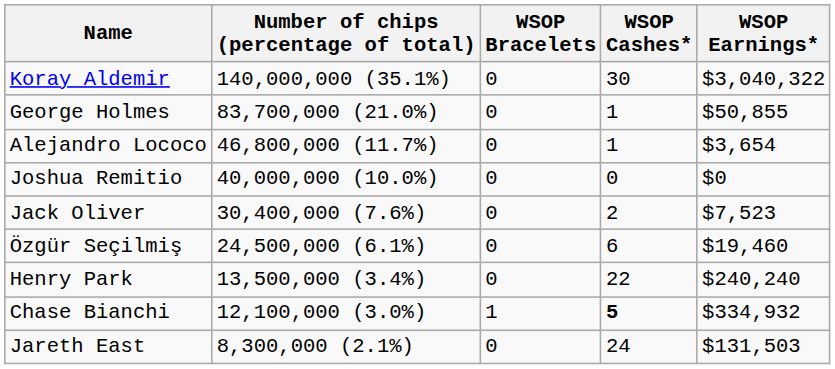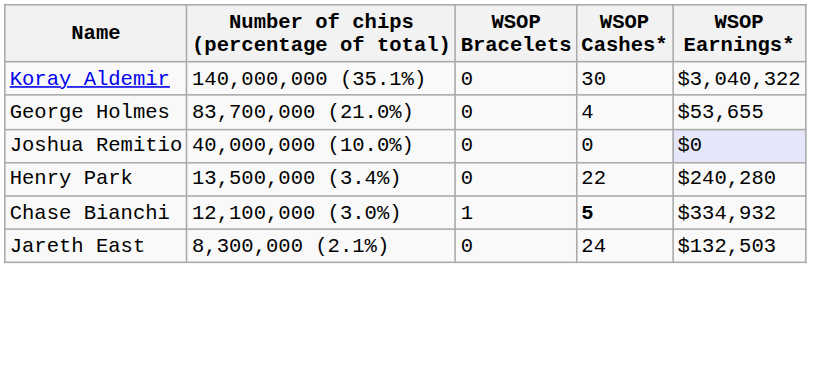(612, 112) 1 -> (588, 112) 4
(745, 112) $50,855 -> (721, 112) $53,655
- row: (108, 146)
(714, 179) no background -> (690, 146) lavender background
- row: (77, 213)
- row: (96, 246)
(751, 280) $240,240 -> (727, 179) $240,280
(751, 347) $131,503 -> (727, 246) $132,503
